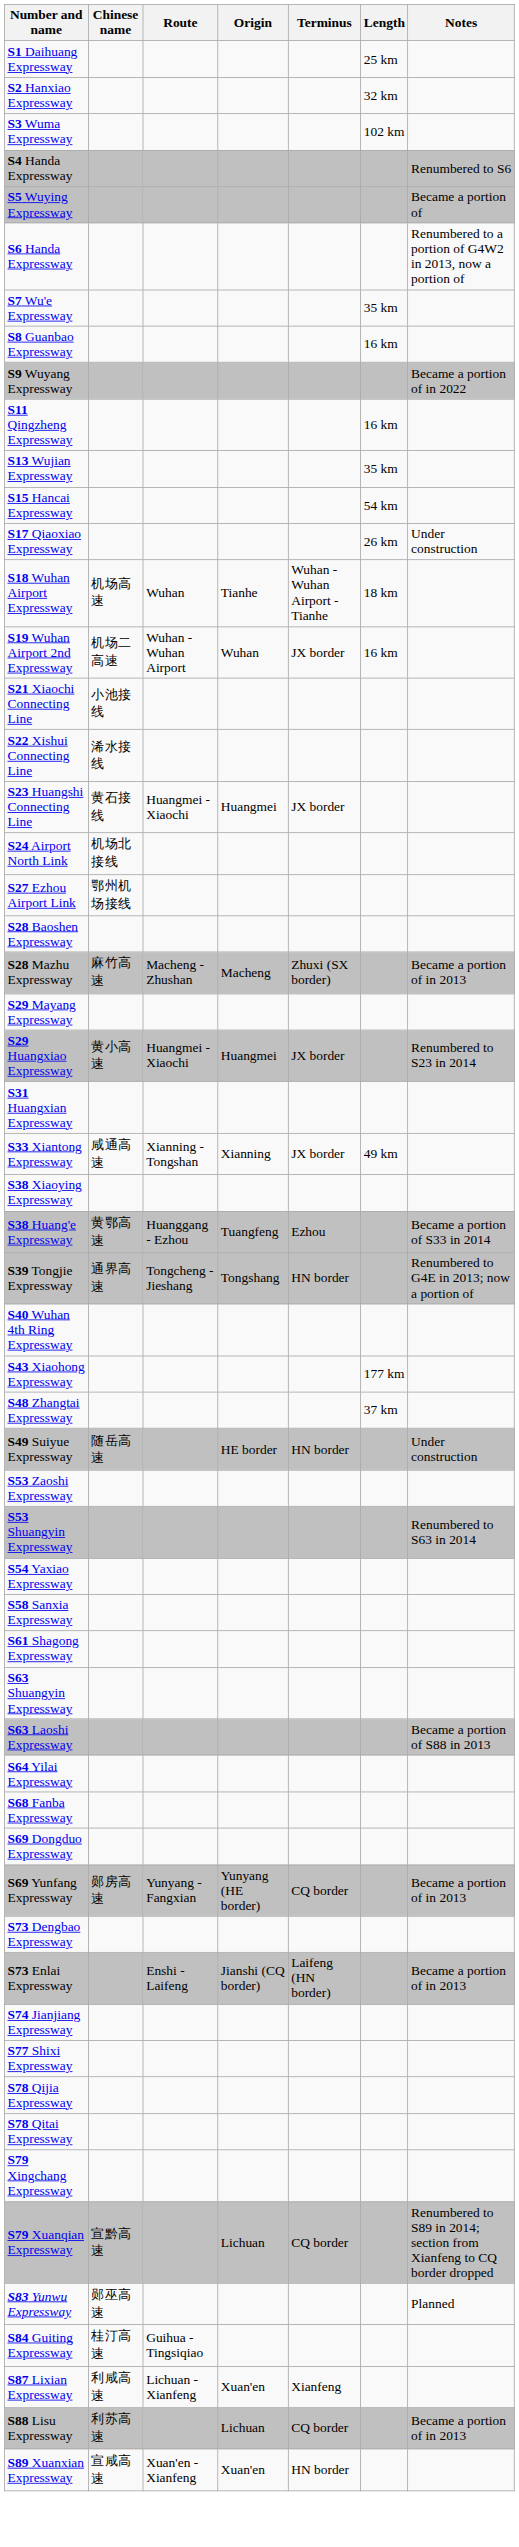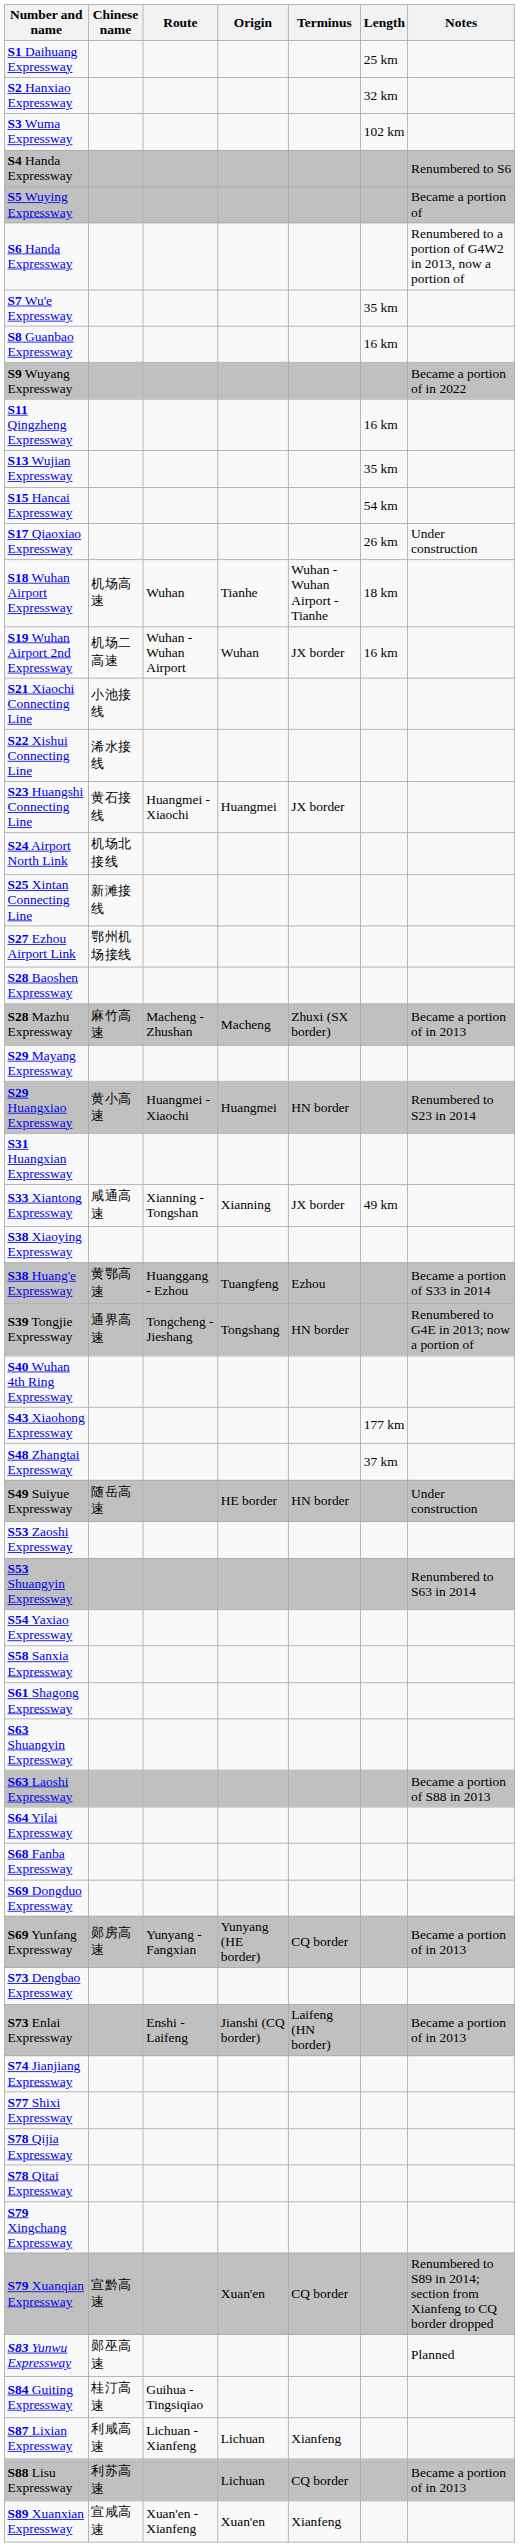+ row: (38, 900)
(318, 1055) JX border -> (320, 1107) HN border
(243, 2242) Lichuan -> (243, 2293) Xuan'en
(243, 2387) Xuan'en -> (243, 2438) Lichuan
(320, 2469) HN border -> (316, 2521) Xianfeng
